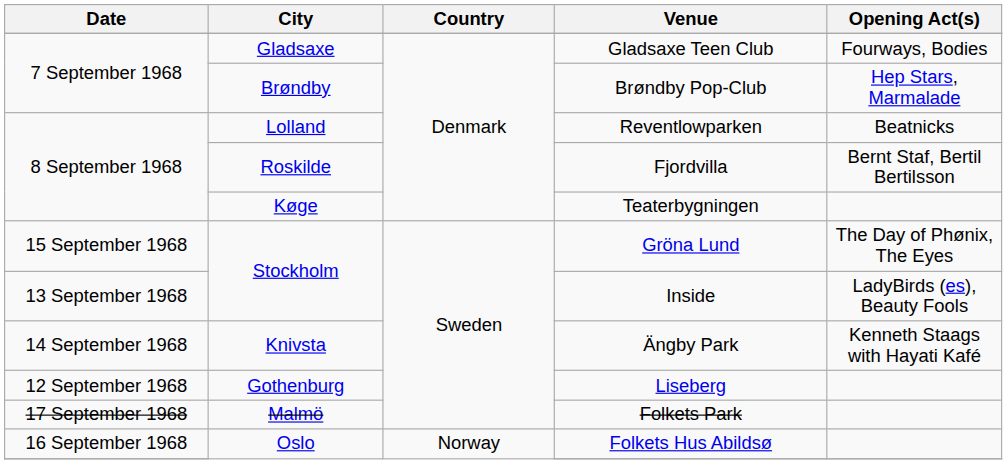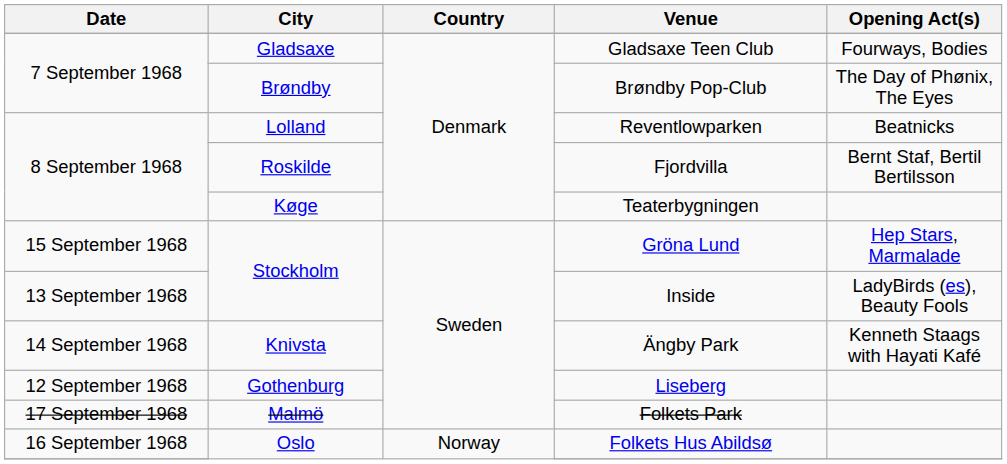(914, 87) Hep Stars, Marmalade -> (914, 87) The Day of Phønix, The Eyes
(914, 245) The Day of Phønix, The Eyes -> (914, 245) Hep Stars, Marmalade
